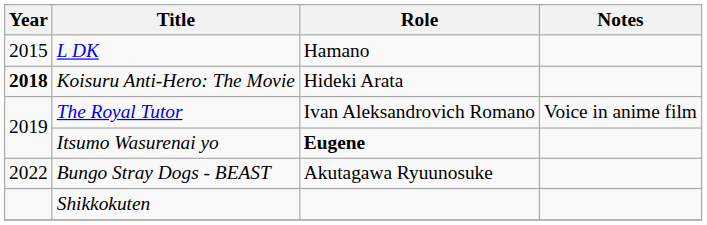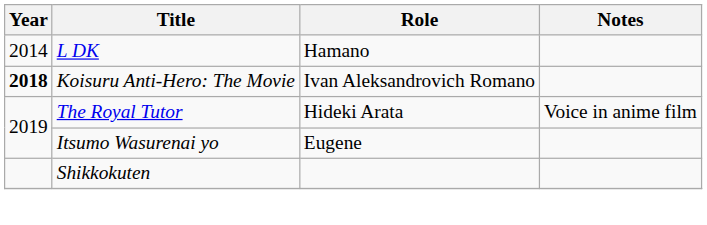(28, 50) 2015 -> (28, 50) 2014
(354, 81) Hideki Arata -> (419, 81) Ivan Aleksandrovich Romano
(419, 111) Ivan Aleksandrovich Romano -> (354, 111) Hideki Arata
(335, 142) bold -> (333, 142) normal
- row: (164, 173)
